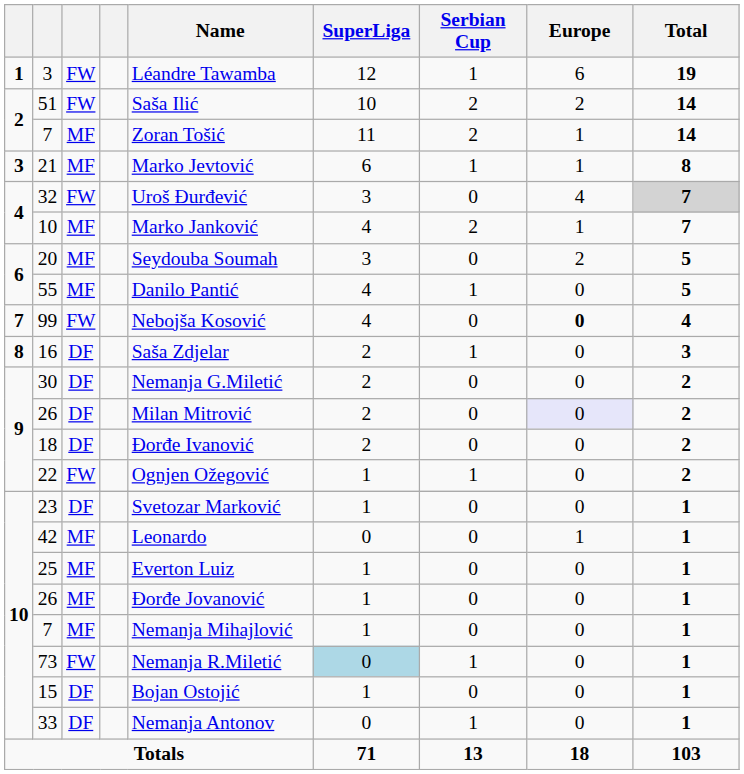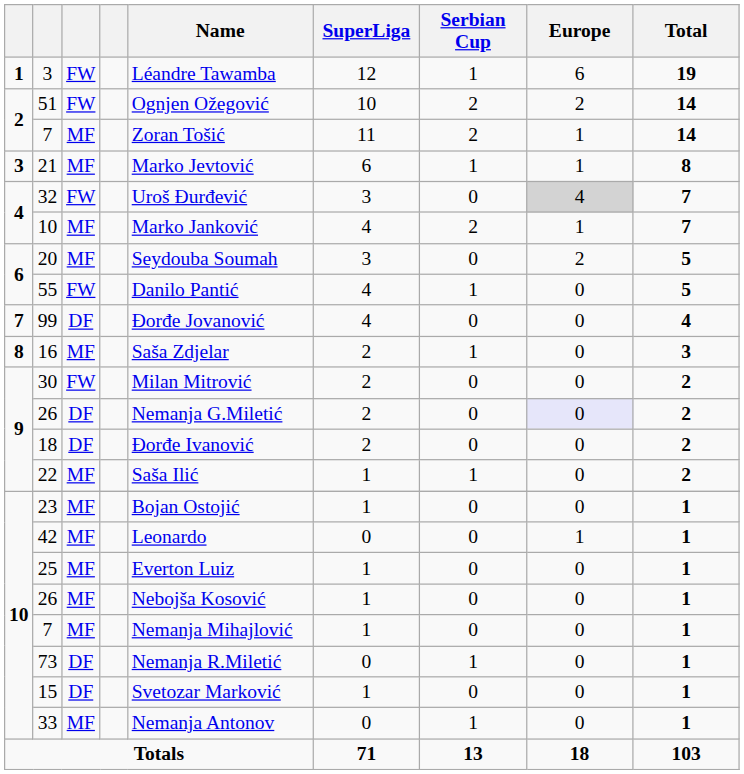(165, 103) Saša Ilić -> (200, 103) Ognjen Ožegović
(580, 196) no background -> (580, 196) lightgrey background
(686, 196) lightgrey background -> (686, 196) no background
(81, 289) MF -> (81, 289) FW
(81, 320) FW -> (81, 320) DF
(199, 320) Nebojša Kosović -> (198, 320) Đorđe Jovanović
(580, 320) bold -> (580, 320) normal
(81, 351) DF -> (81, 351) MF
(81, 382) DF -> (81, 382) FW
(207, 382) Nemanja G.Miletić -> (192, 382) Milan Mitrović
(192, 413) Milan Mitrović -> (207, 413) Nemanja G.Miletić
(81, 475) FW -> (81, 475) MF
(200, 475) Ognjen Ožegović -> (165, 475) Saša Ilić
(81, 506) DF -> (81, 506) MF
(206, 506) Svetozar Marković -> (186, 506) Bojan Ostojić
(198, 599) Đorđe Jovanović -> (199, 599) Nebojša Kosović
(81, 661) FW -> (81, 661) DF
(366, 661) lightblue background -> (366, 661) no background
(186, 692) Bojan Ostojić -> (206, 692) Svetozar Marković
(81, 723) DF -> (81, 723) MF
